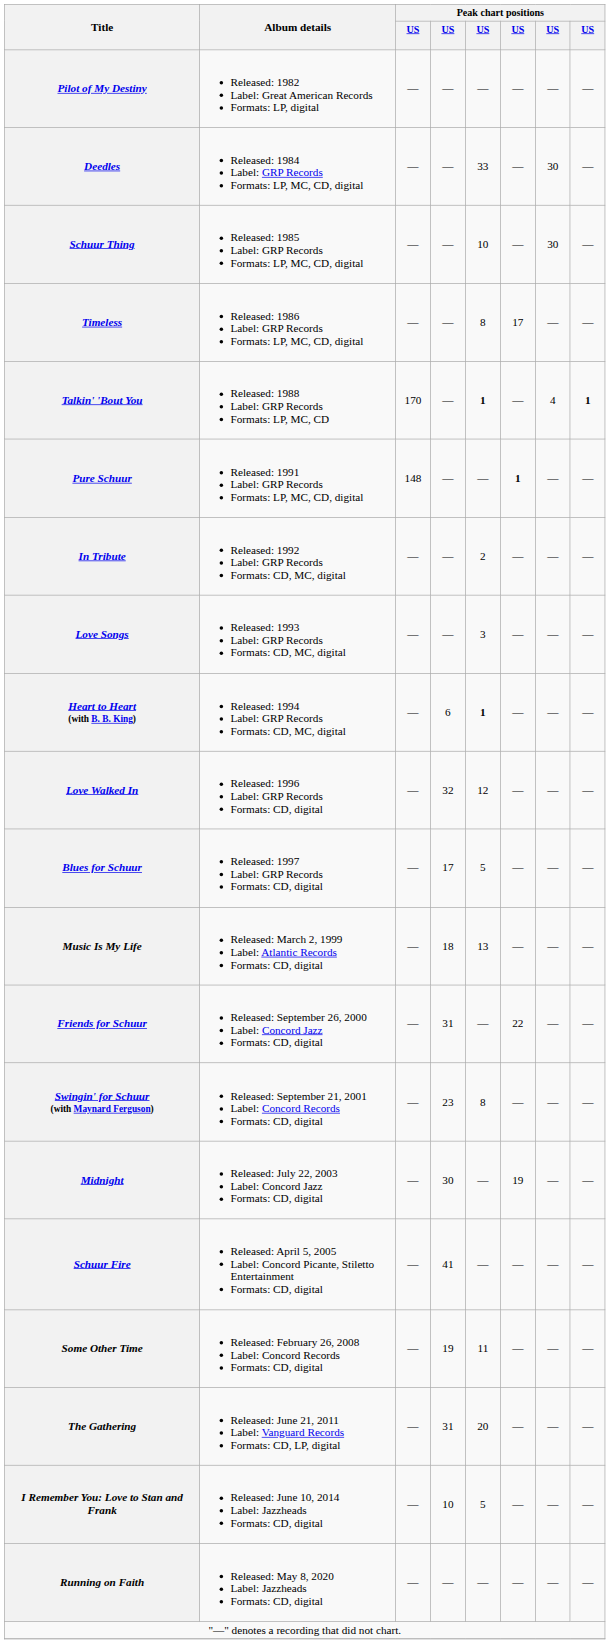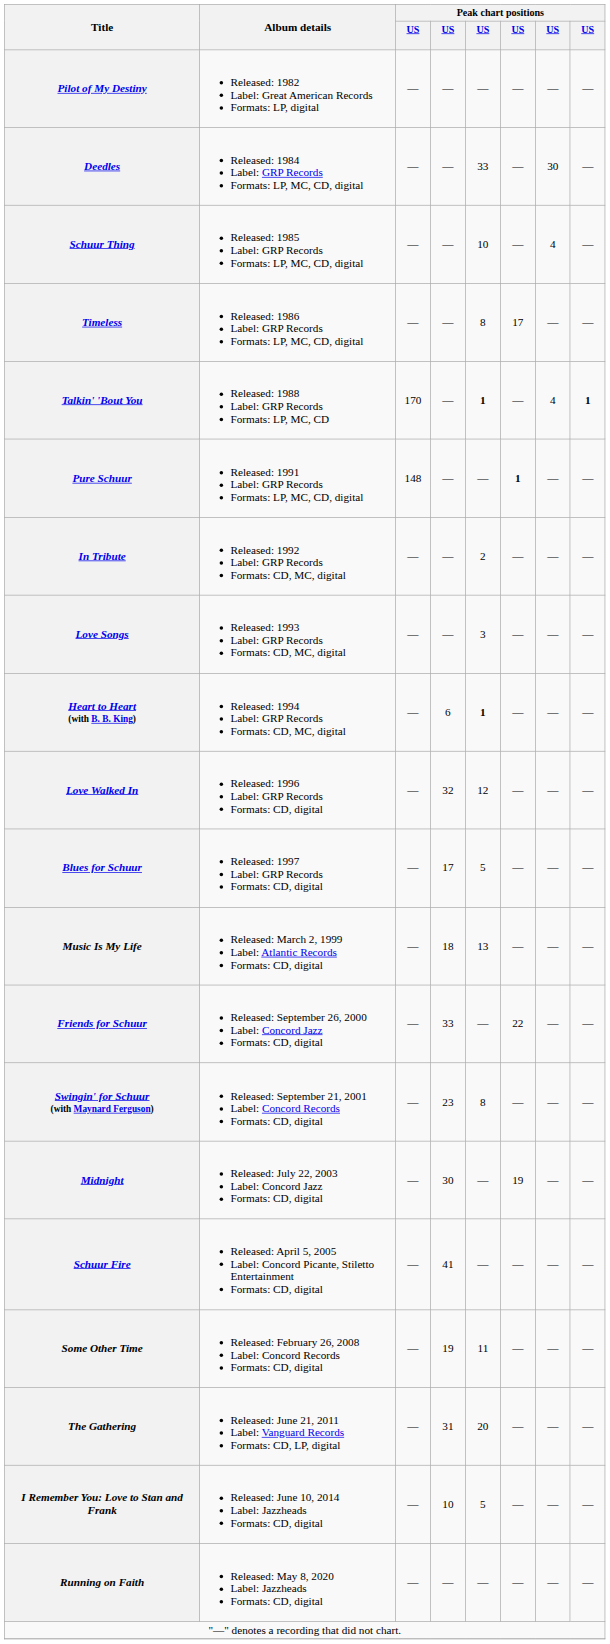(553, 244) 30 -> (553, 244) 4
(448, 1024) 31 -> (448, 1024) 33
